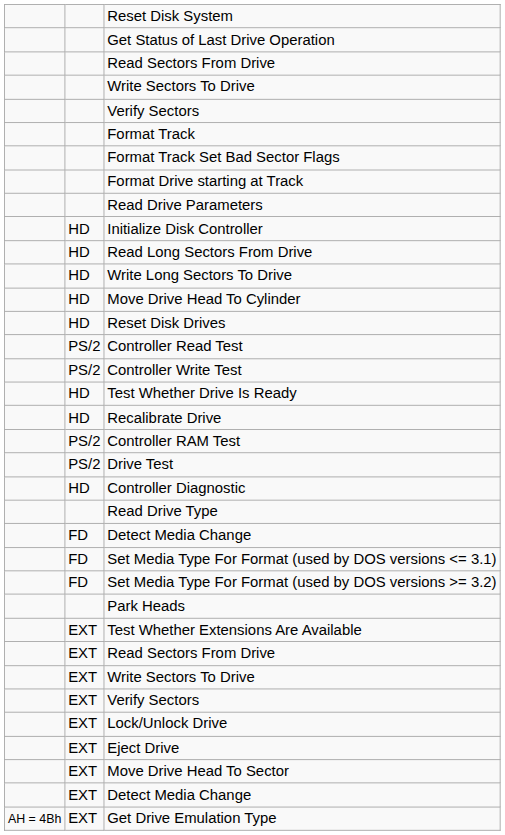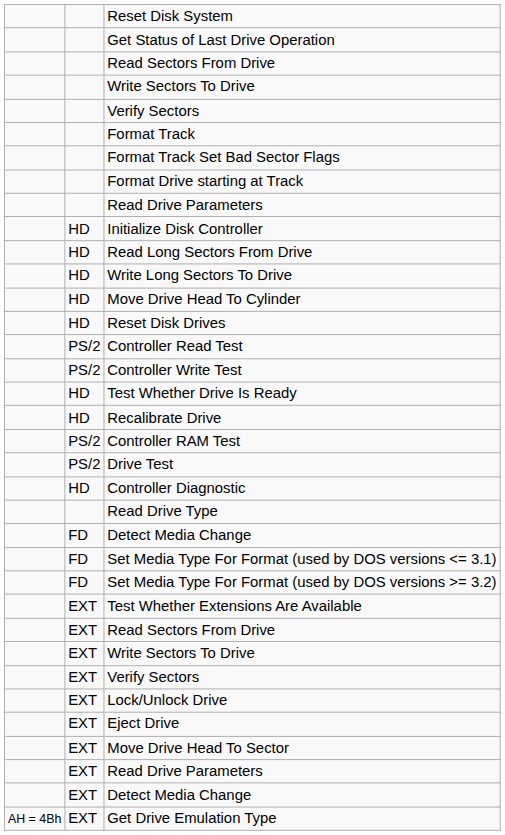- row: (84, 606)
+ row: (83, 771)
